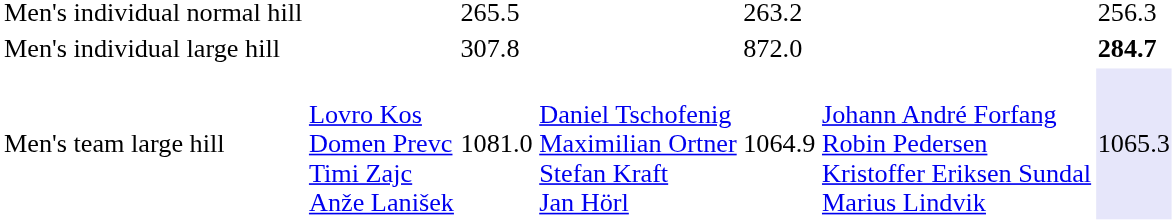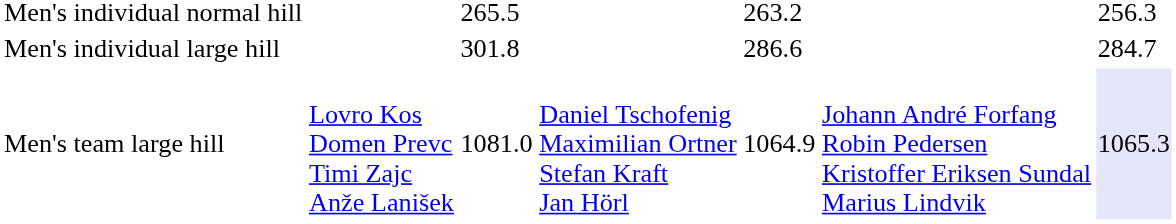(490, 48) 307.8 -> (490, 48) 301.8
(773, 48) 872.0 -> (773, 48) 286.6
(1127, 48) bold -> (1127, 48) normal
